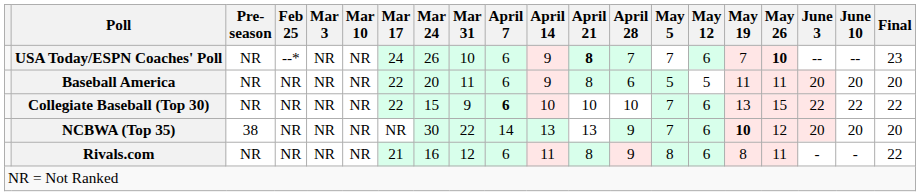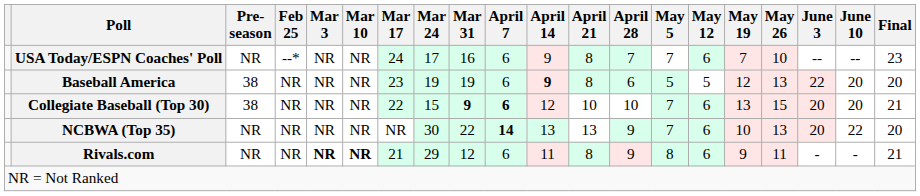(432, 57) 26 -> (432, 57) 17
(467, 57) 10 -> (467, 57) 16
(589, 57) bold -> (589, 57) normal
(780, 57) bold -> (780, 57) normal
(250, 81) NR -> (250, 81) 38
(396, 81) 22 -> (396, 81) 23
(432, 81) 20 -> (432, 81) 19
(467, 81) 11 -> (467, 81) 19
(548, 81) normal -> (548, 81) bold
(743, 81) 11 -> (743, 81) 12
(780, 81) 11 -> (780, 81) 13
(817, 81) 20 -> (817, 81) 22
(250, 105) NR -> (250, 105) 38
(467, 105) normal -> (467, 105) bold
(548, 105) 10 -> (548, 105) 12
(817, 105) 22 -> (817, 105) 20
(855, 105) 22 -> (855, 105) 20
(895, 105) 22 -> (895, 105) 21
(250, 130) 38 -> (250, 130) NR
(506, 130) normal -> (506, 130) bold
(743, 130) bold -> (743, 130) normal
(780, 130) 12 -> (780, 130) 13
(855, 130) 20 -> (855, 130) 22
(324, 154) normal -> (324, 154) bold
(360, 154) normal -> (360, 154) bold
(432, 154) 16 -> (432, 154) 29
(743, 154) 8 -> (743, 154) 9
(895, 154) 22 -> (895, 154) 21
